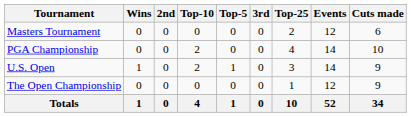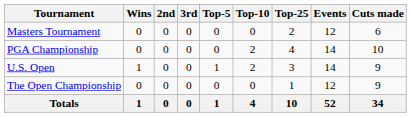columns swapped: (261, 13) <-> (197, 13)
